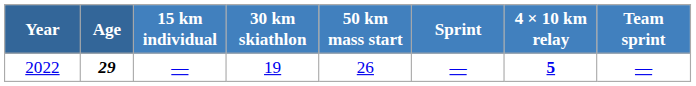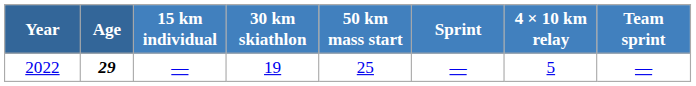(365, 67) 26 -> (365, 67) 25
(551, 67) bold -> (551, 67) normal
